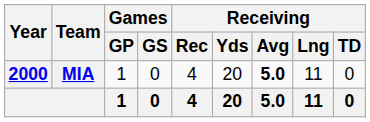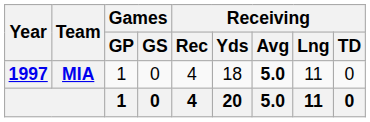(28, 74) 2000 -> (28, 74) 1997
(232, 74) 20 -> (232, 74) 18
